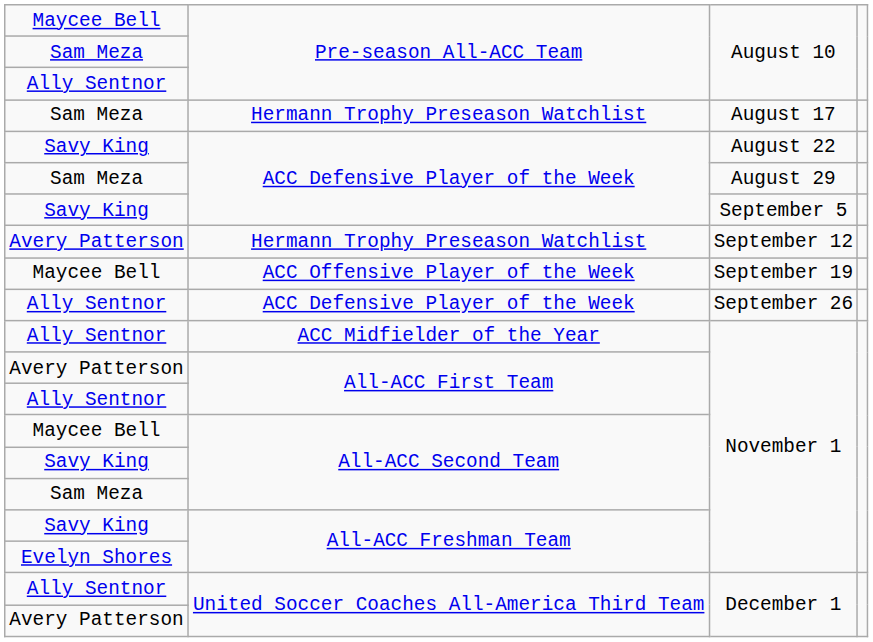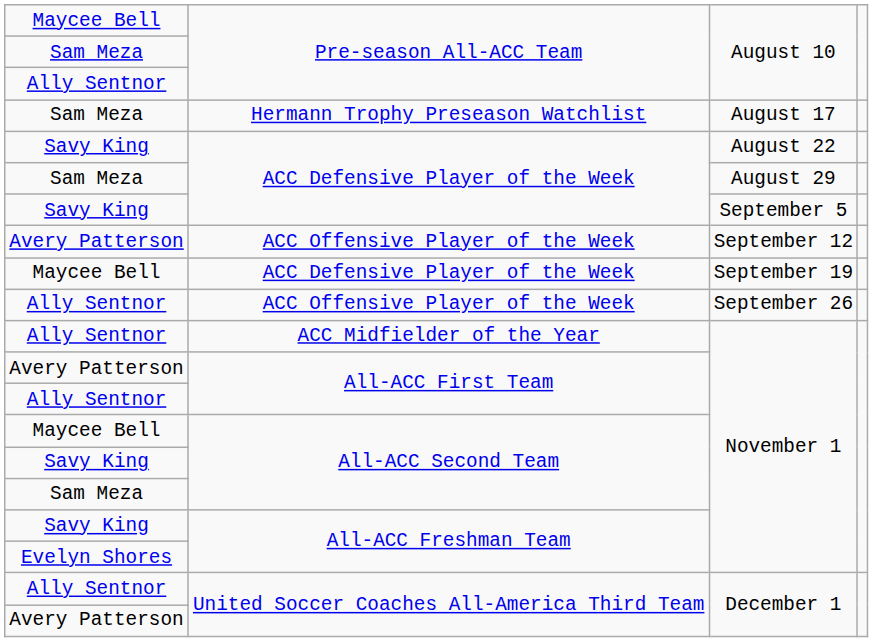(449, 242) Hermann Trophy Preseason Watchlist -> (449, 242) ACC Offensive Player of the Week
(449, 273) ACC Offensive Player of the Week -> (449, 273) ACC Defensive Player of the Week
(449, 305) ACC Defensive Player of the Week -> (449, 305) ACC Offensive Player of the Week
